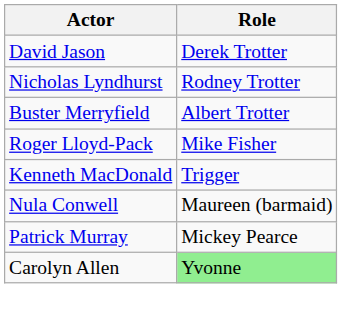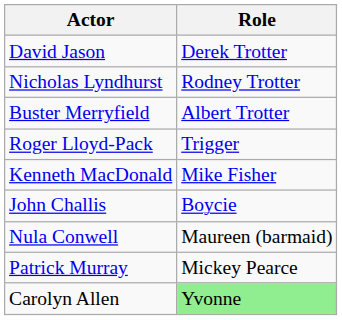(229, 143) Mike Fisher -> (210, 143) Trigger
(210, 174) Trigger -> (229, 174) Mike Fisher
+ row: (58, 205)
